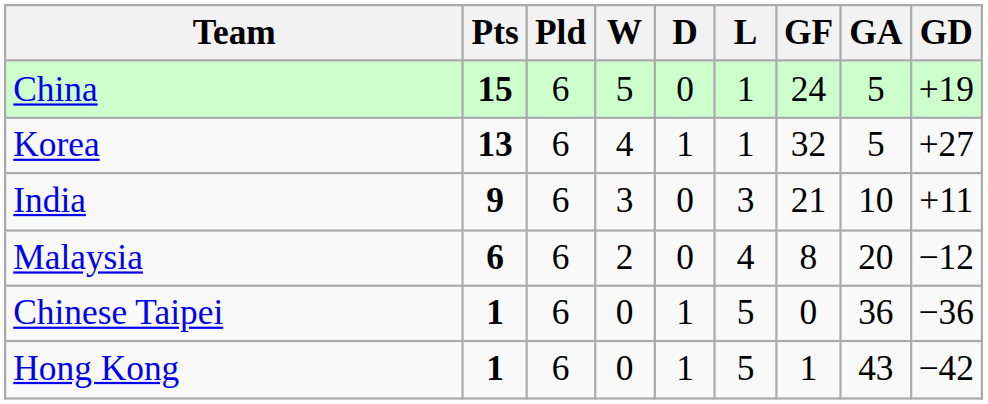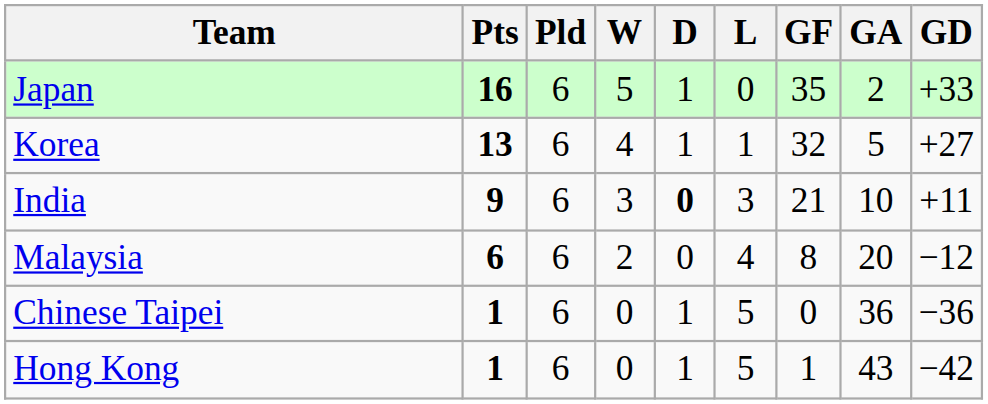+ row: (54, 88)
- row: (55, 88)
(685, 200) normal -> (685, 200) bold
